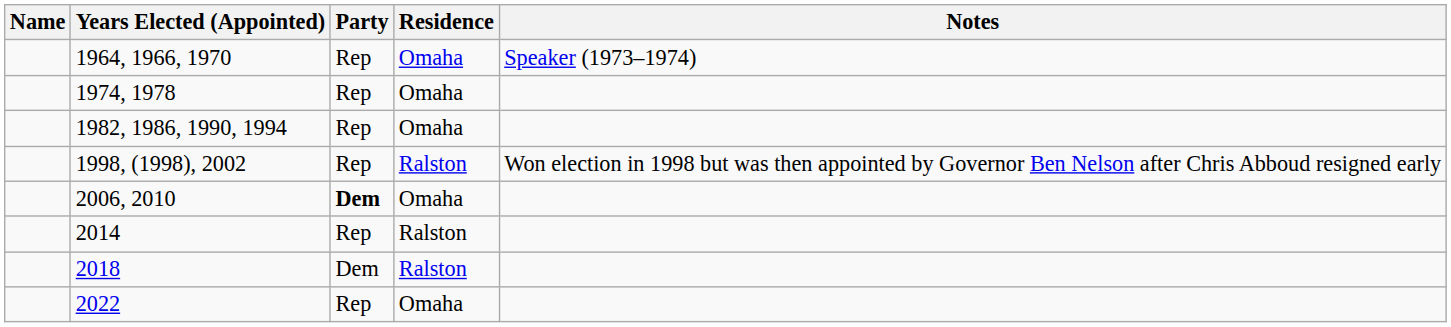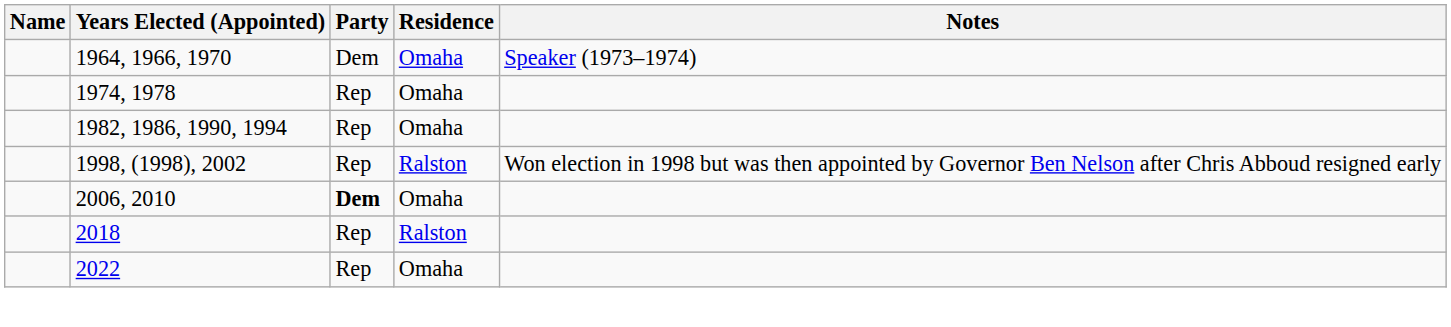(353, 57) Rep -> (357, 57) Dem
- row: (98, 233)
(357, 269) Dem -> (353, 233) Rep
